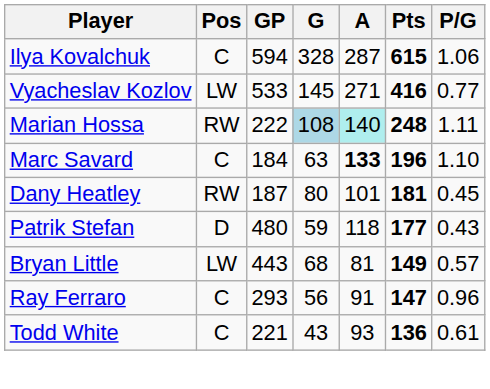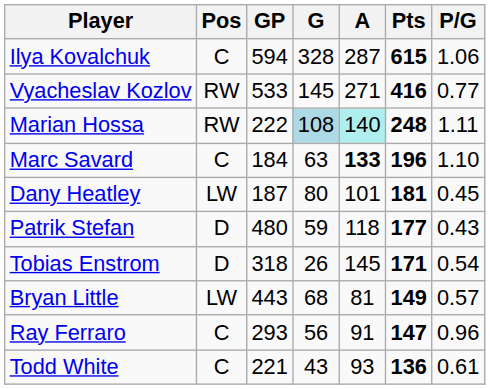(222, 90) LW -> (222, 90) RW
(222, 194) RW -> (222, 194) LW
+ row: (85, 263)
